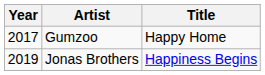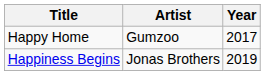columns swapped: (23, 15) <-> (201, 15)
